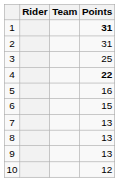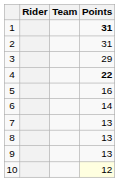(107, 59) 25 -> (107, 59) 29
(107, 106) 15 -> (107, 106) 14
(107, 169) no background -> (107, 169) lightyellow background
